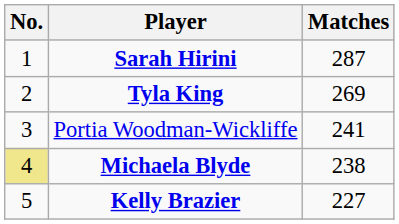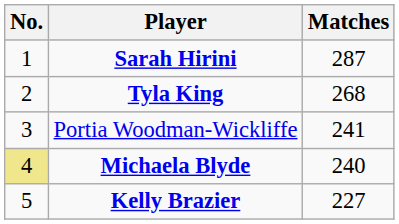(349, 93) 269 -> (349, 93) 268
(349, 165) 238 -> (349, 165) 240
